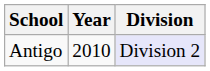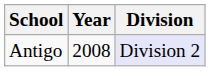(91, 50) 2010 -> (91, 50) 2008
